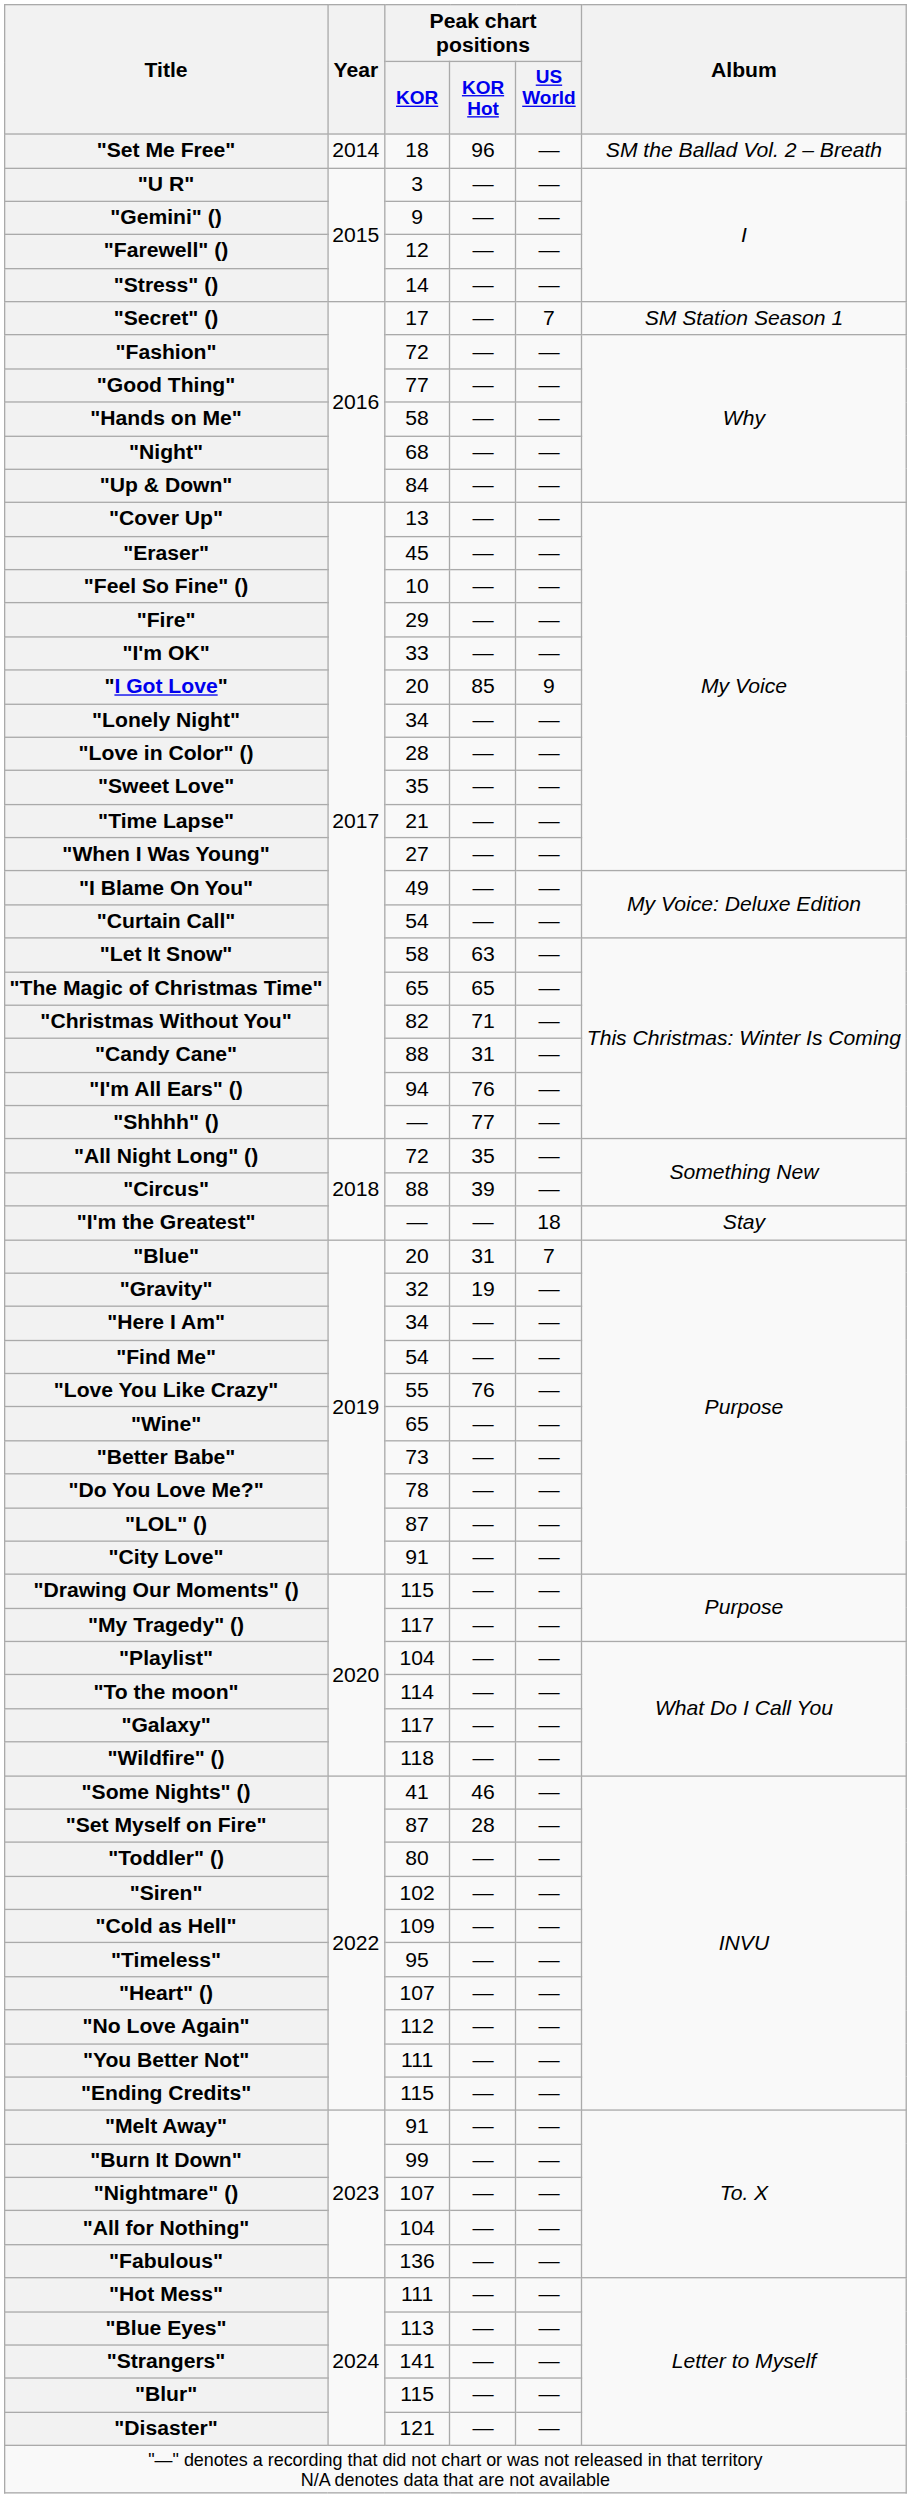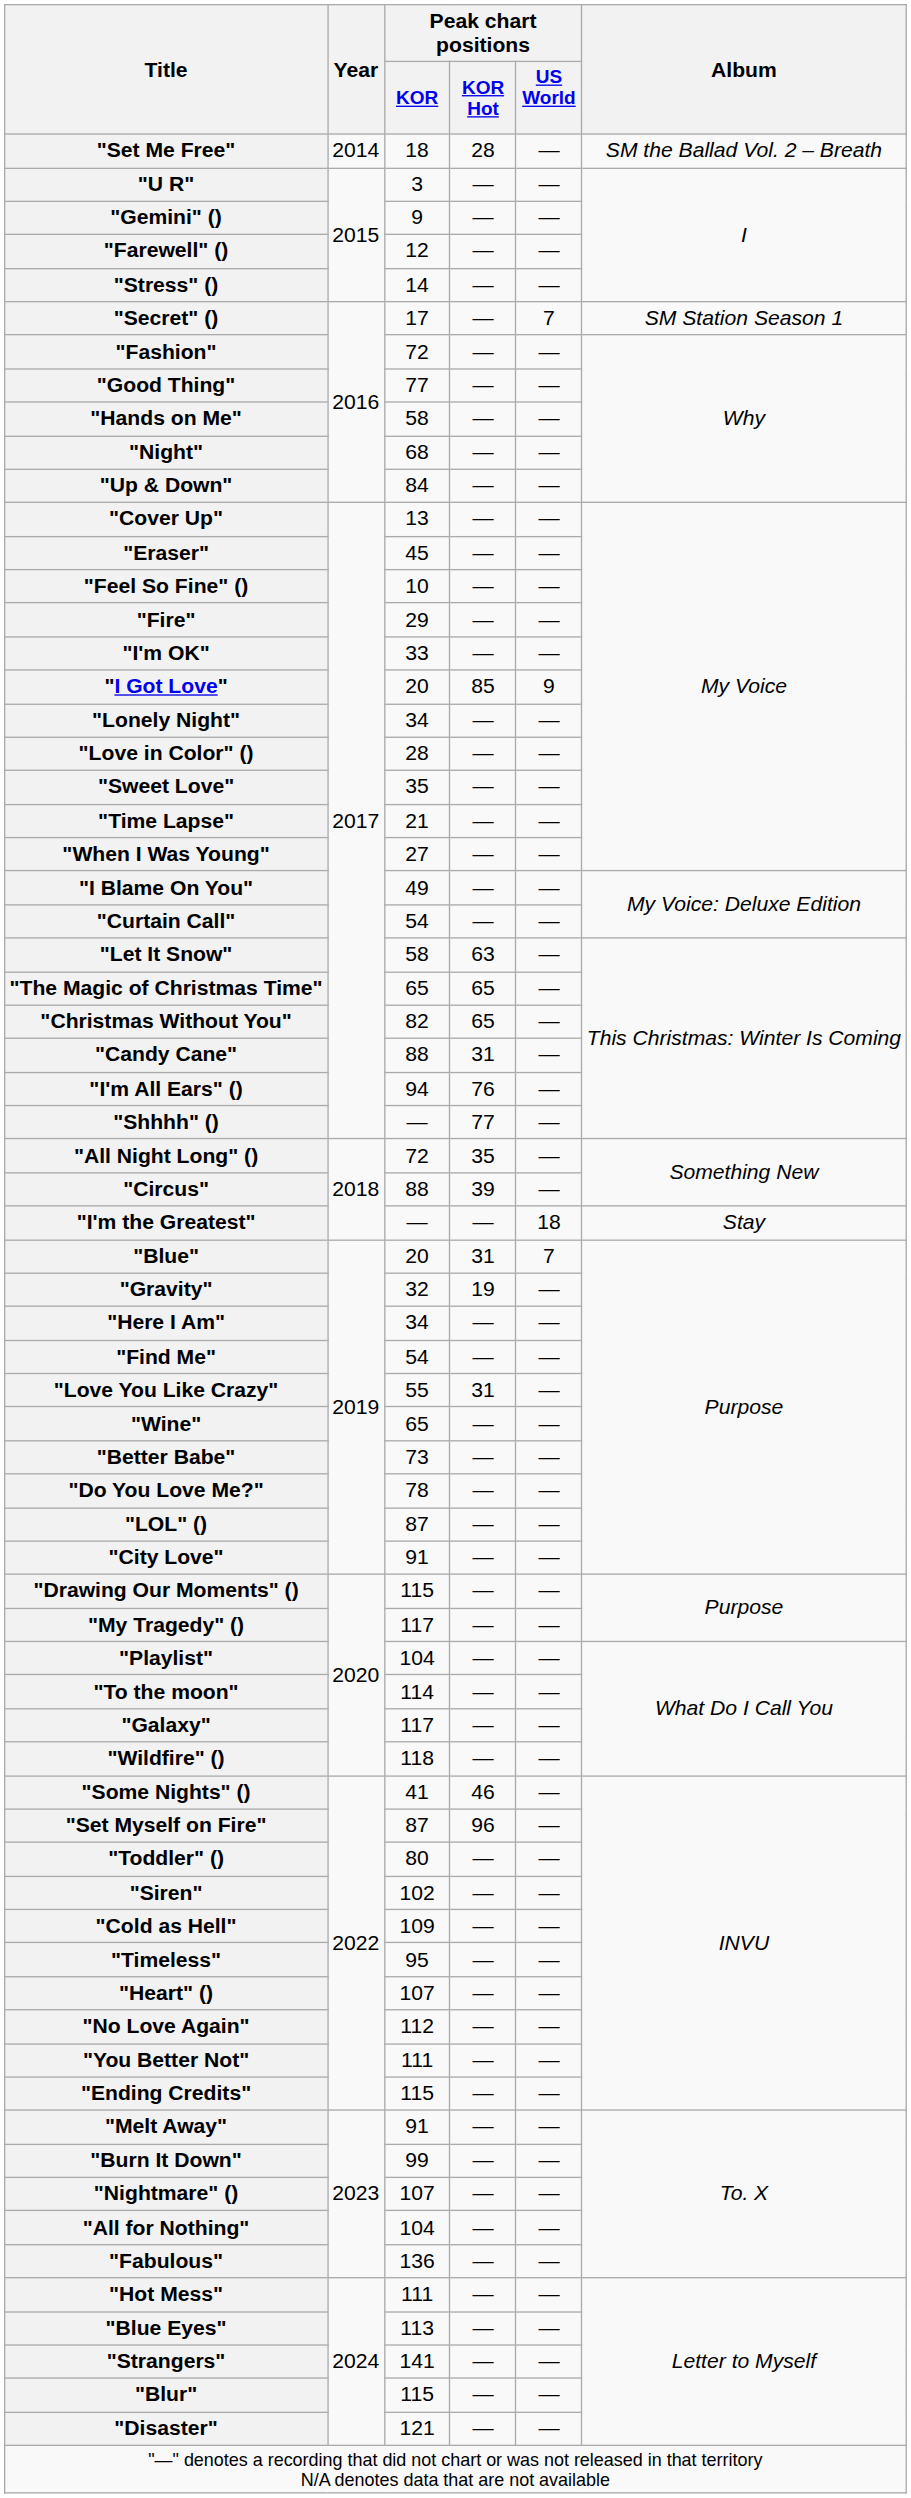(483, 150) 96 -> (483, 150) 28
(483, 1021) 71 -> (483, 1021) 65
(483, 1390) 76 -> (483, 1390) 31
(483, 1825) 28 -> (483, 1825) 96
